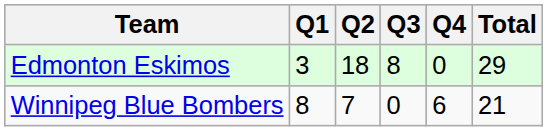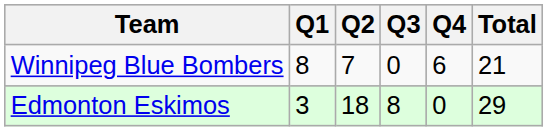rows swapped: (120, 65) <-> (147, 105)
